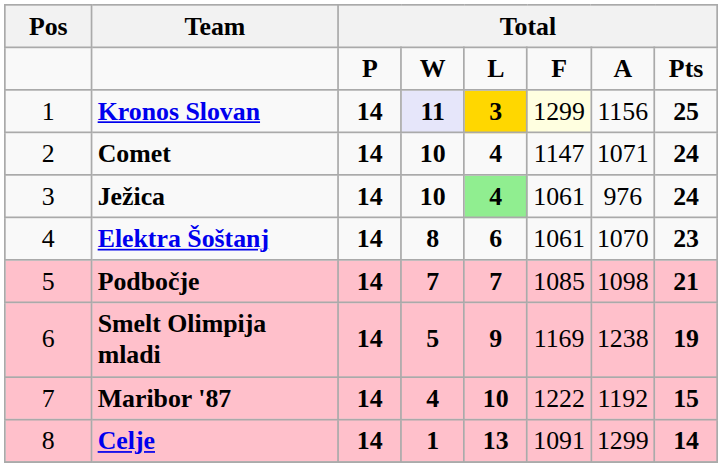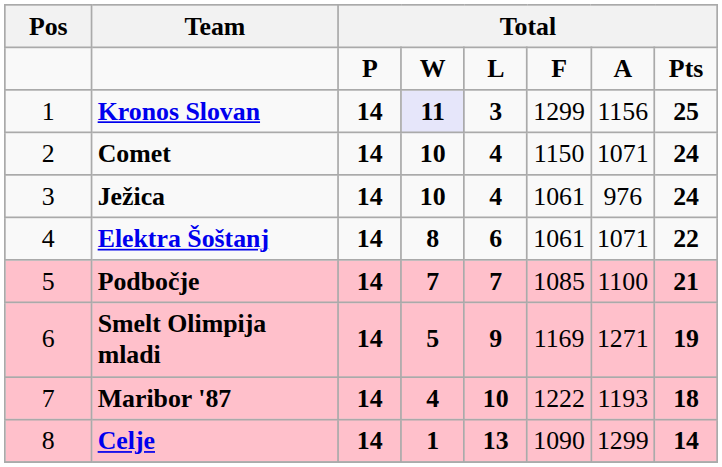(496, 111) gold background -> (496, 111) no background
(559, 111) lightyellow background -> (559, 111) no background
(559, 153) 1147 -> (559, 153) 1150
(496, 196) lightgreen background -> (496, 196) no background
(623, 239) 1070 -> (623, 239) 1071
(686, 239) 23 -> (686, 239) 22
(623, 281) 1098 -> (623, 281) 1100
(623, 339) 1238 -> (623, 339) 1271
(623, 397) 1192 -> (623, 397) 1193
(686, 397) 15 -> (686, 397) 18
(559, 440) 1091 -> (559, 440) 1090
